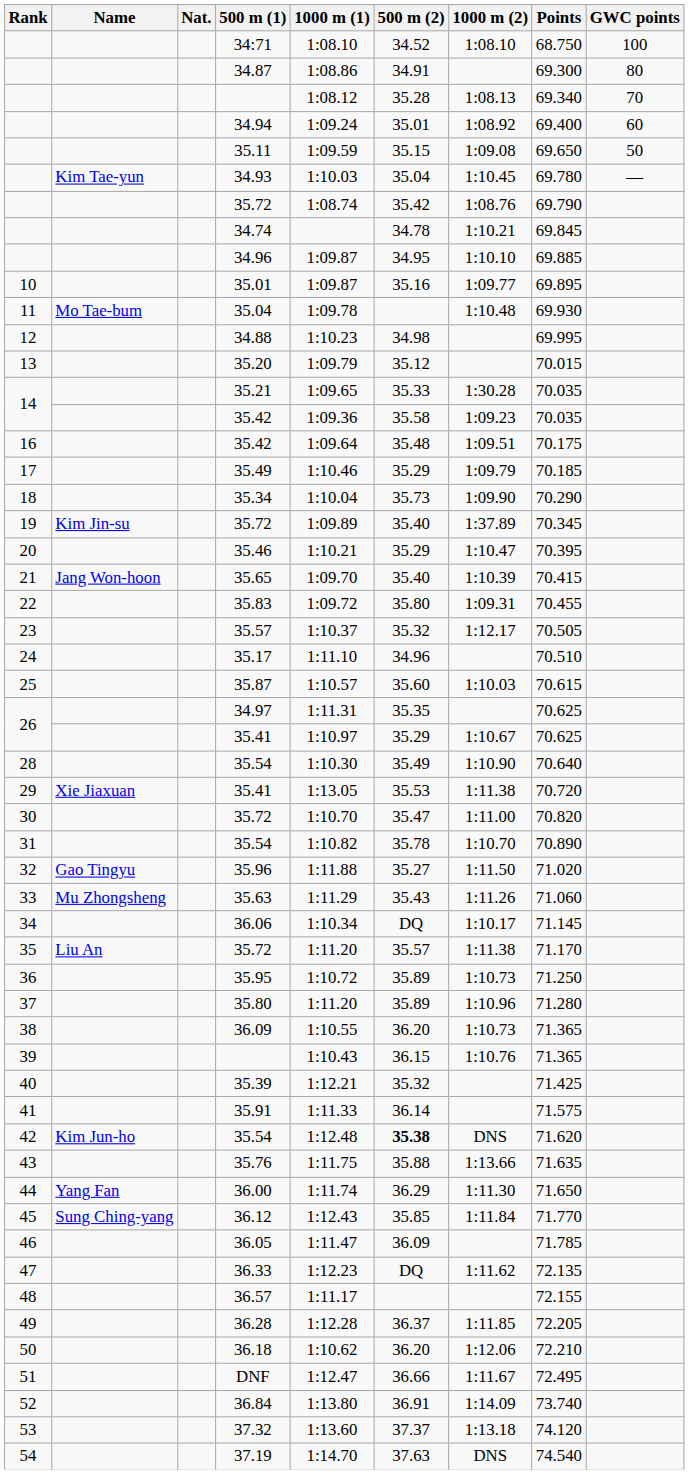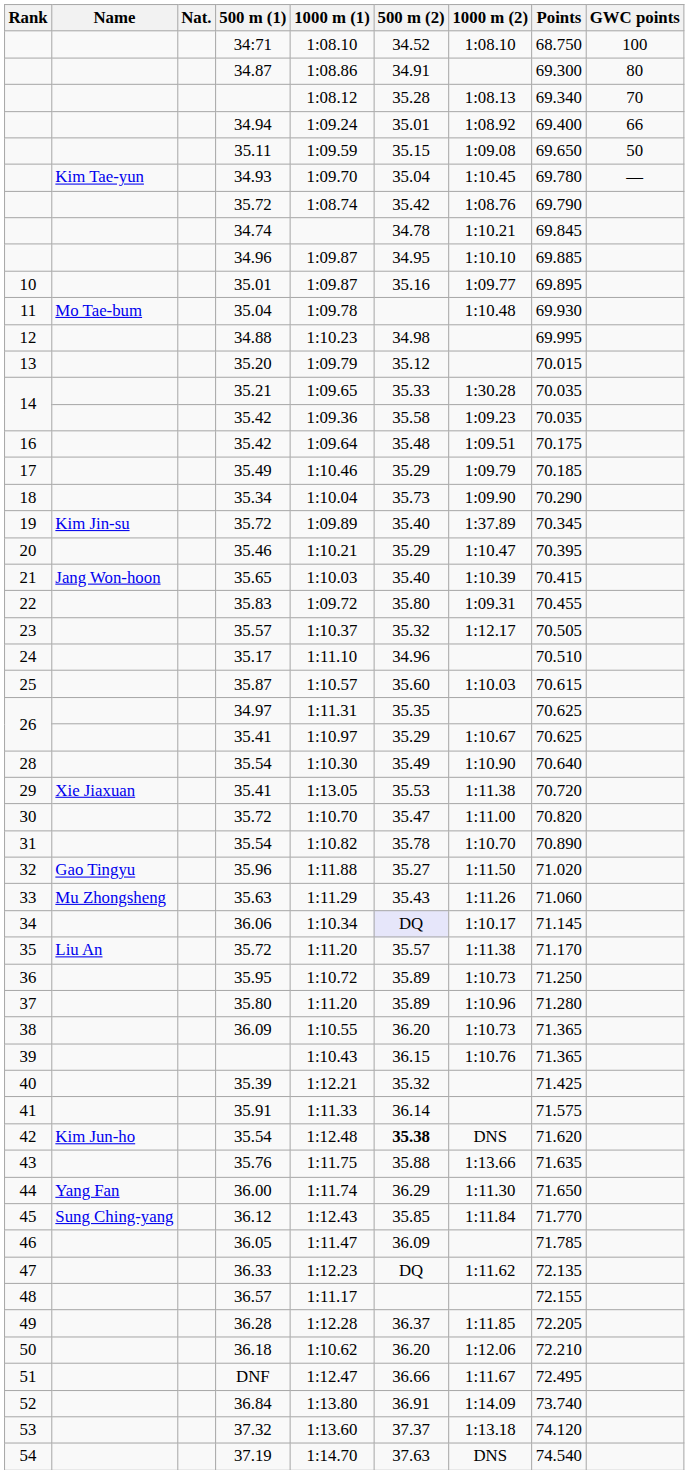(635, 124) 60 -> (635, 124) 66
(332, 177) 1:10.03 -> (332, 177) 1:09.70
(332, 577) 1:09.70 -> (332, 577) 1:10.03
(411, 923) no background -> (411, 923) lavender background
